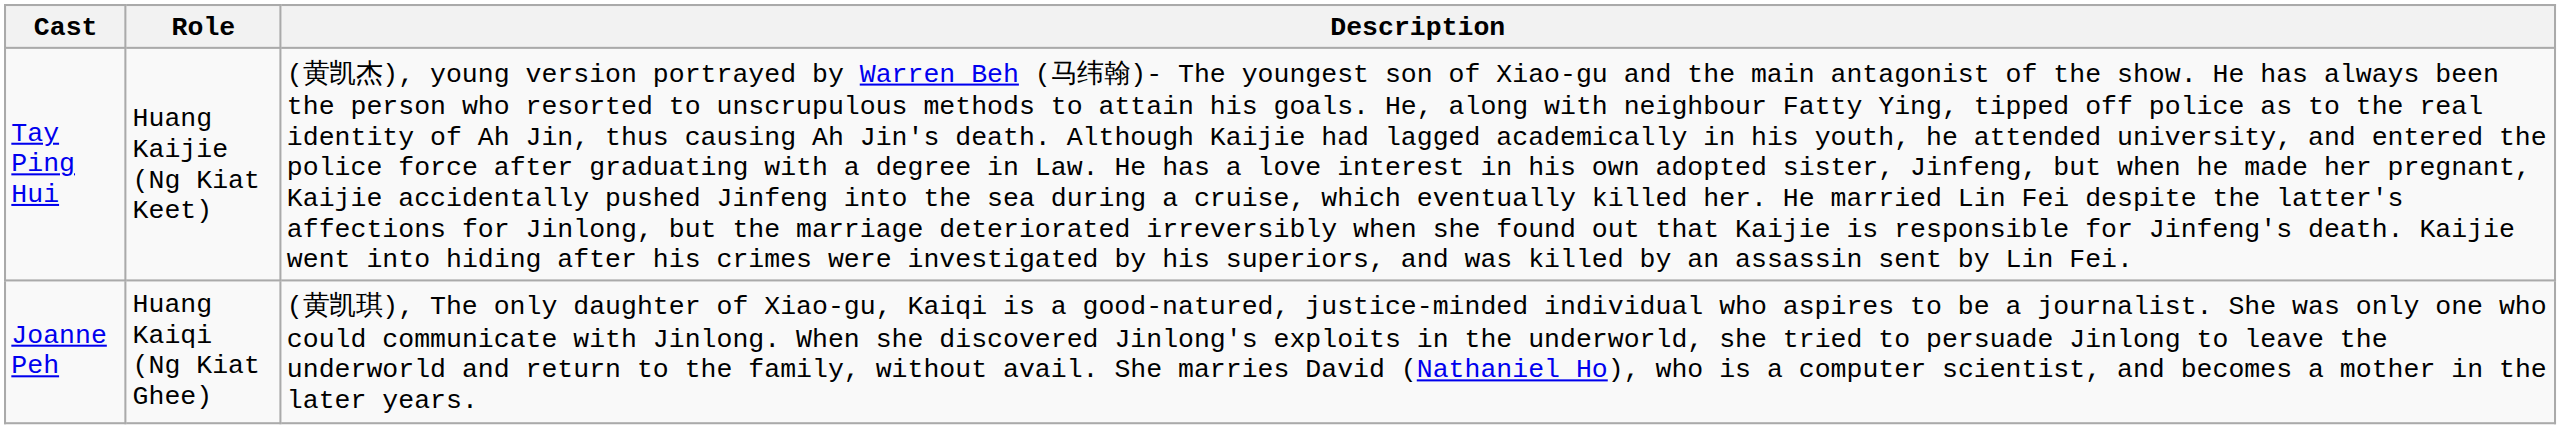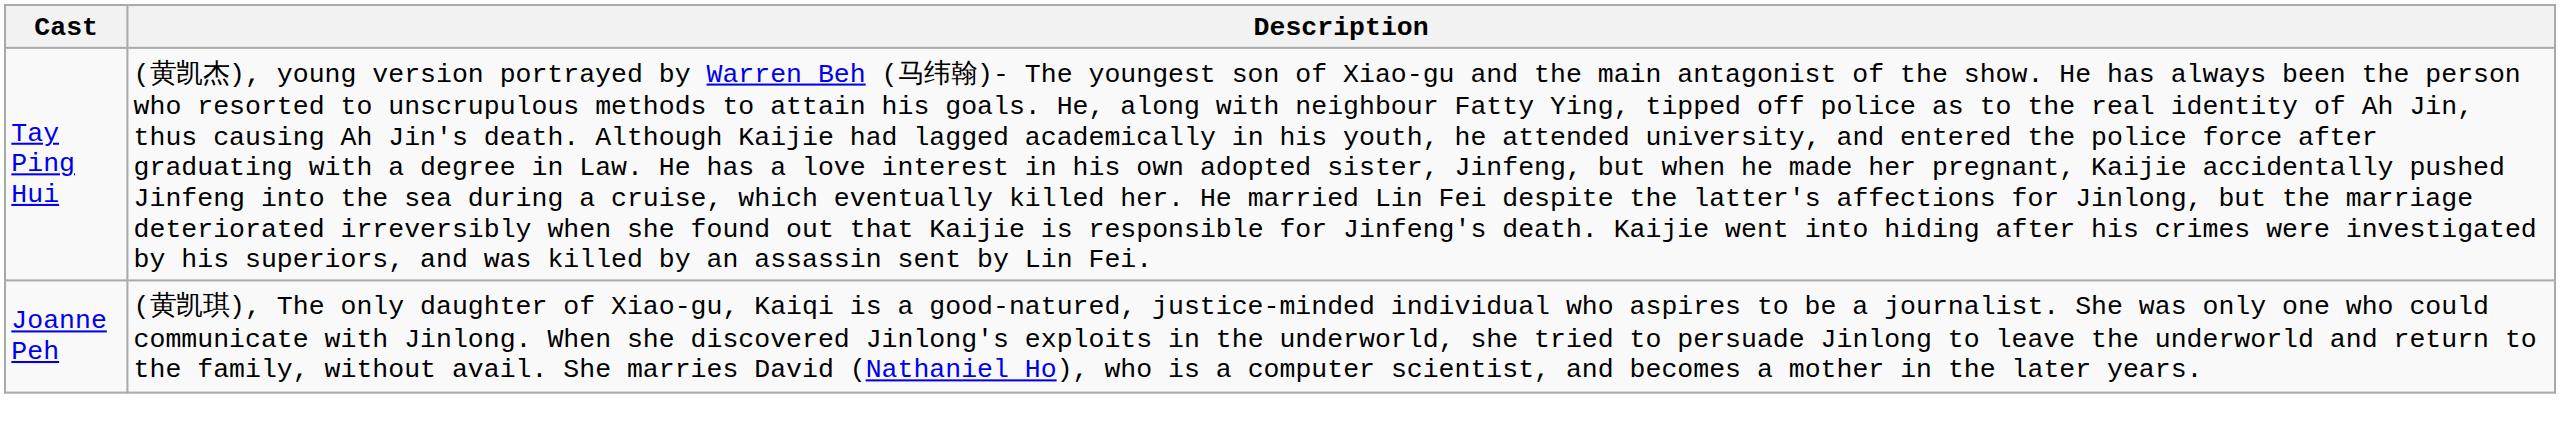- column: (203, 27)
